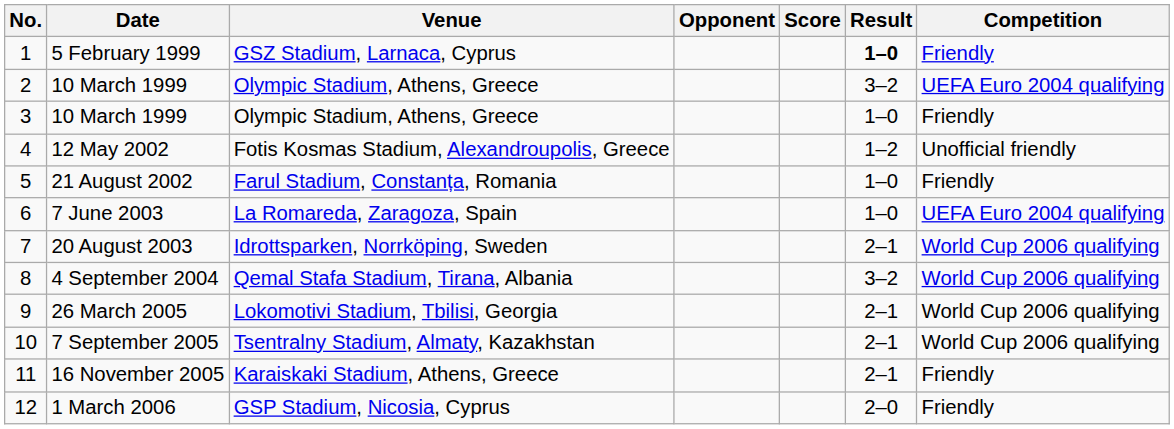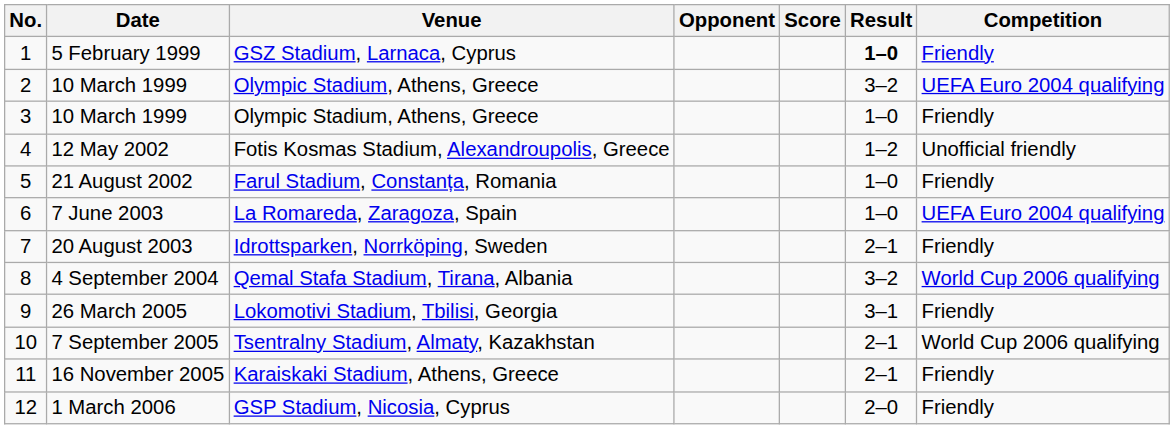(1041, 246) World Cup 2006 qualifying -> (958, 246) Friendly
(881, 310) 2–1 -> (881, 310) 3–1
(1041, 310) World Cup 2006 qualifying -> (958, 310) Friendly
